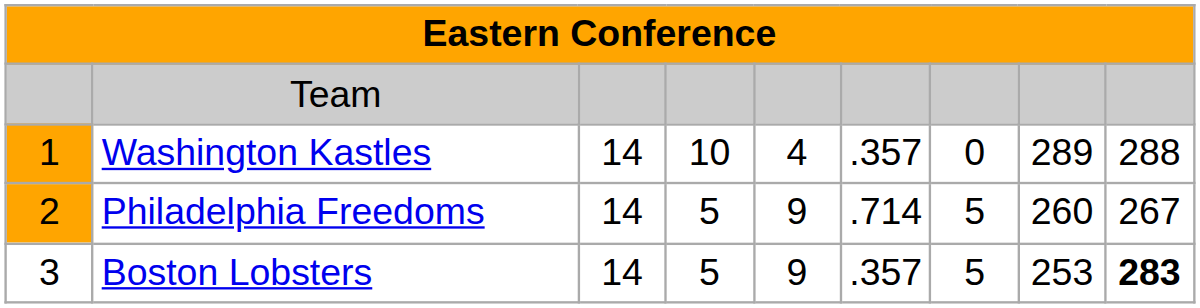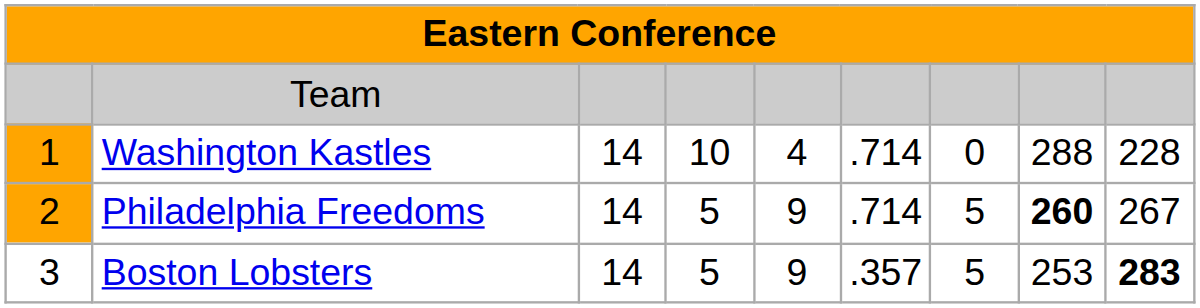(886, 152) .357 -> (886, 152) .714
(1062, 152) 289 -> (1062, 152) 288
(1149, 152) 288 -> (1149, 152) 228
(1062, 212) normal -> (1062, 212) bold
